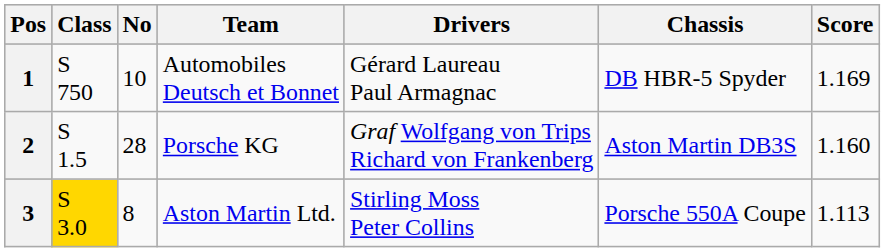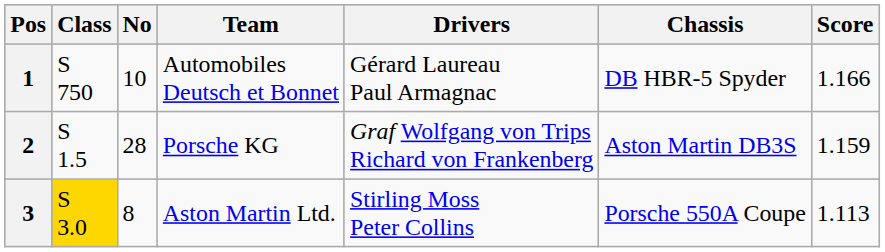(844, 77) 1.169 -> (844, 77) 1.166
(844, 145) 1.160 -> (844, 145) 1.159
